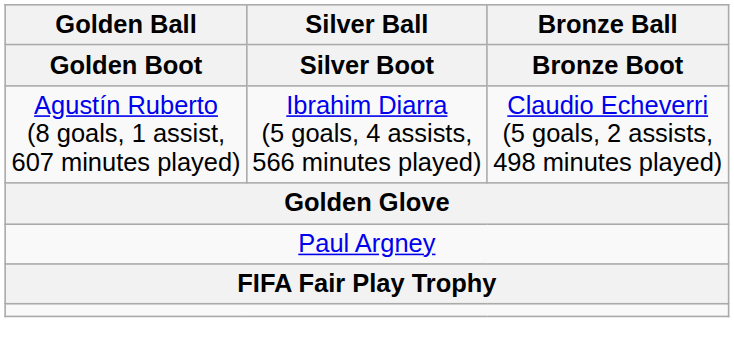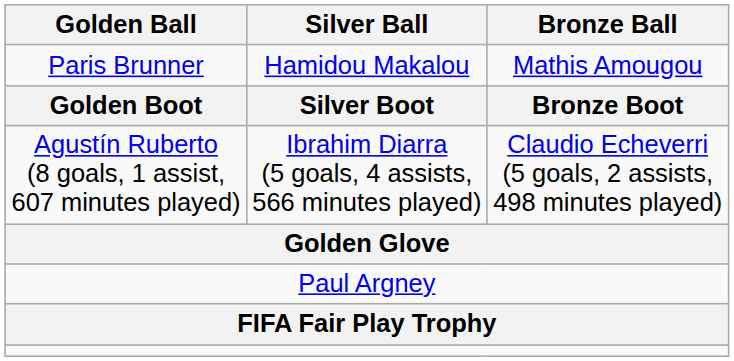+ row: (126, 65)
